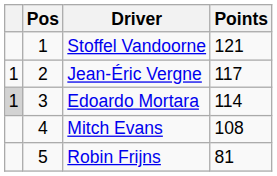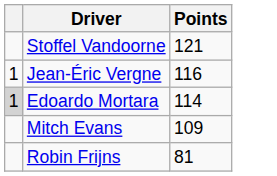- column: (43, 18)
(228, 73) 117 -> (188, 73) 116
(229, 129) 108 -> (189, 129) 109
